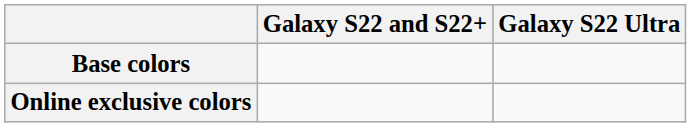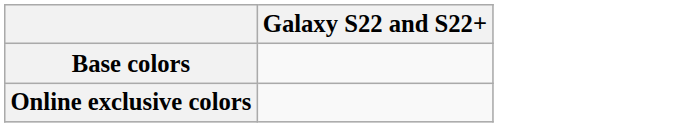- column: (589, 24)
